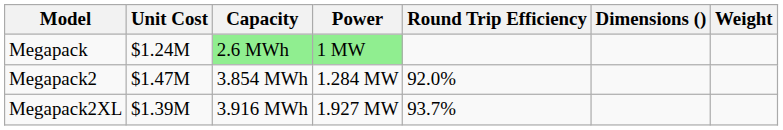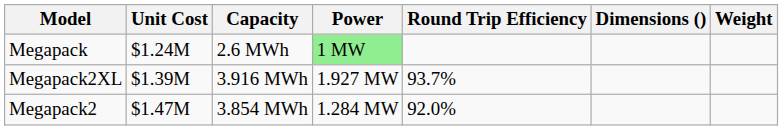(253, 49) lightgreen background -> (253, 49) no background
rows swapped: (53, 79) <-> (66, 109)
